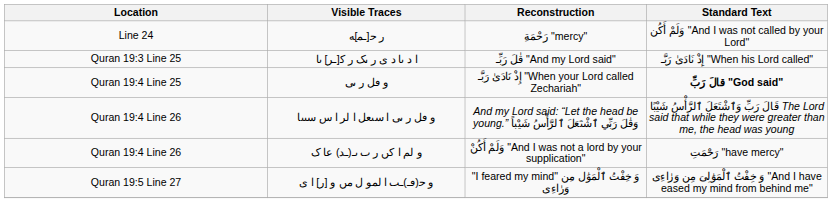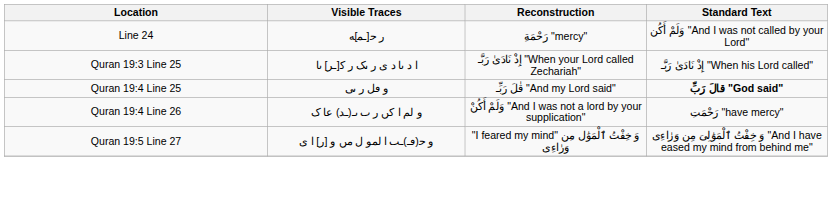(556, 59) قٰلَ رَبِّـ "And my Lord said" -> (556, 65) إِذْ نَادَىٰ رَبَّـ "When your Lord called Zechariah"
(556, 82) إِذْ نَادَىٰ رَبَّـ "When your Lord called Zechariah" -> (556, 88) قٰلَ رَبِّـ "And my Lord said"
- row: (366, 118)
